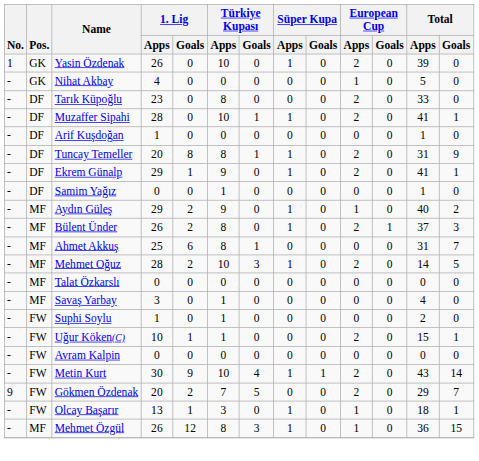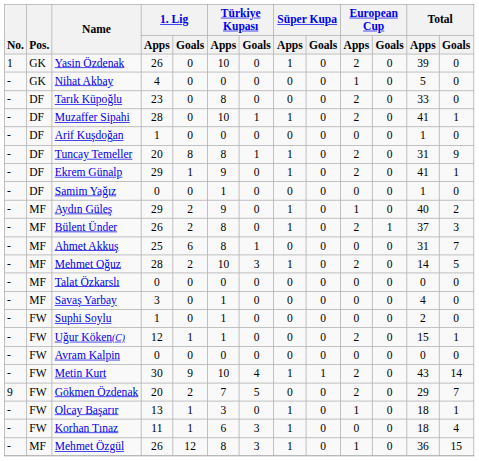(157, 337) 10 -> (157, 337) 12
+ row: (86, 428)
